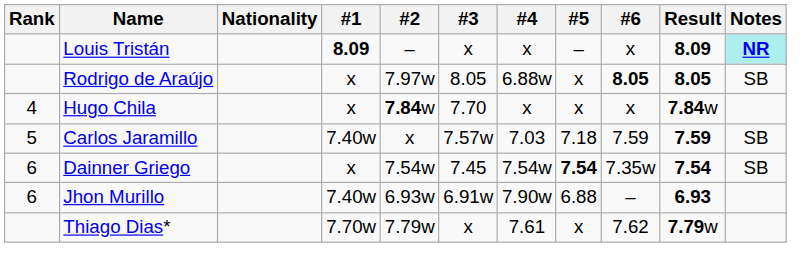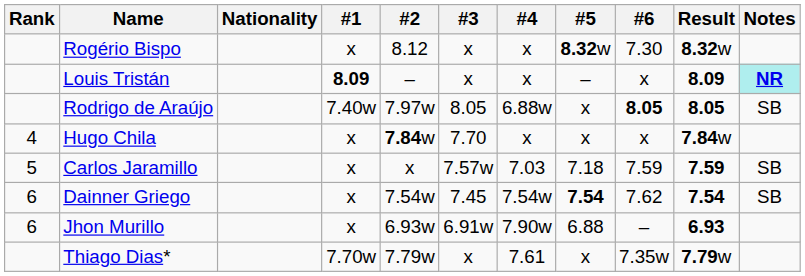+ row: (122, 49)
(351, 78) x -> (351, 108) 7.40w
(351, 138) 7.40w -> (351, 167) x
(631, 167) 7.35w -> (644, 197) 7.62
(351, 197) 7.40w -> (351, 227) x
(631, 227) 7.62 -> (644, 256) 7.35w
